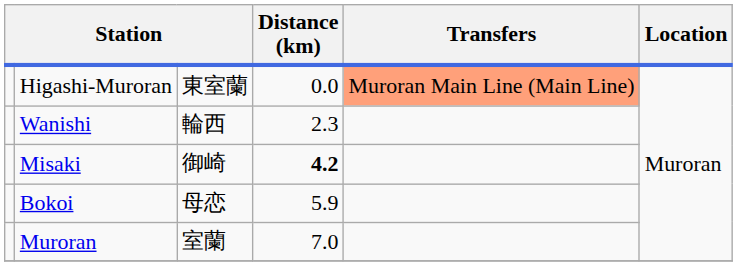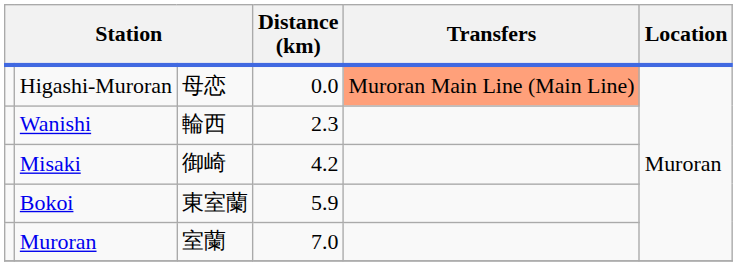(215, 85) 東室蘭 -> (204, 85) 母恋
(325, 163) bold -> (325, 163) normal
(204, 202) 母恋 -> (215, 202) 東室蘭
